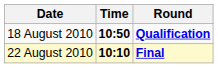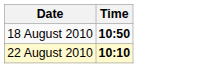- column: (173, 14)
